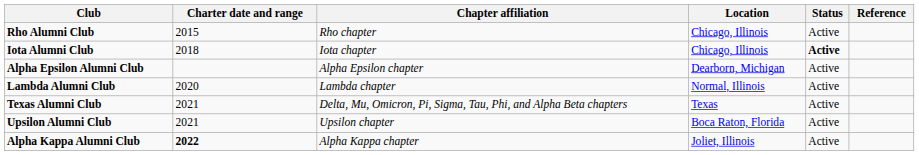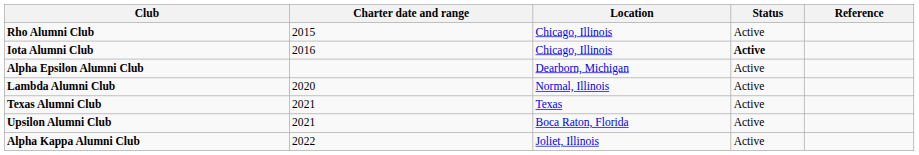- column: (503, 13)
(187, 50) 2018 -> (304, 50) 2016
(187, 141) bold -> (304, 141) normal
